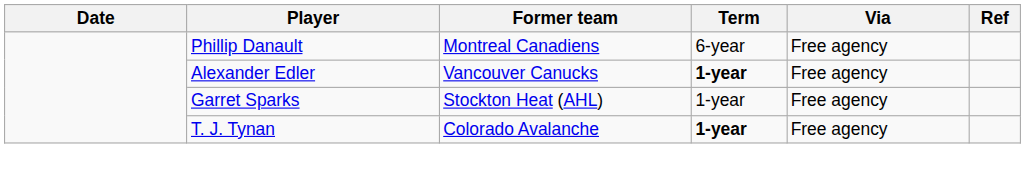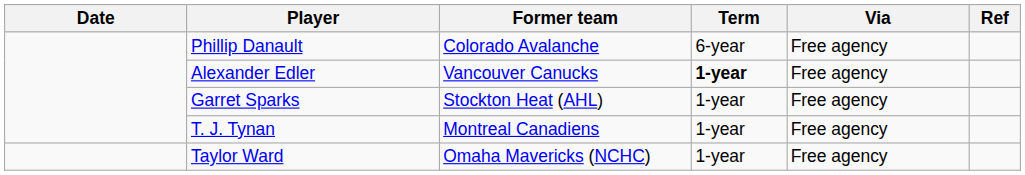(521, 45) Montreal Canadiens -> (521, 45) Colorado Avalanche
(521, 128) Colorado Avalanche -> (521, 128) Montreal Canadiens
(721, 128) bold -> (720, 128) normal
+ row: (237, 156)
